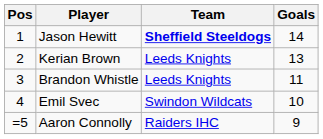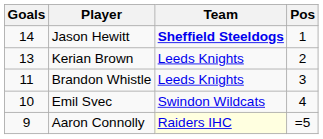columns swapped: (20, 15) <-> (296, 15)
(182, 123) no background -> (195, 123) lightyellow background
